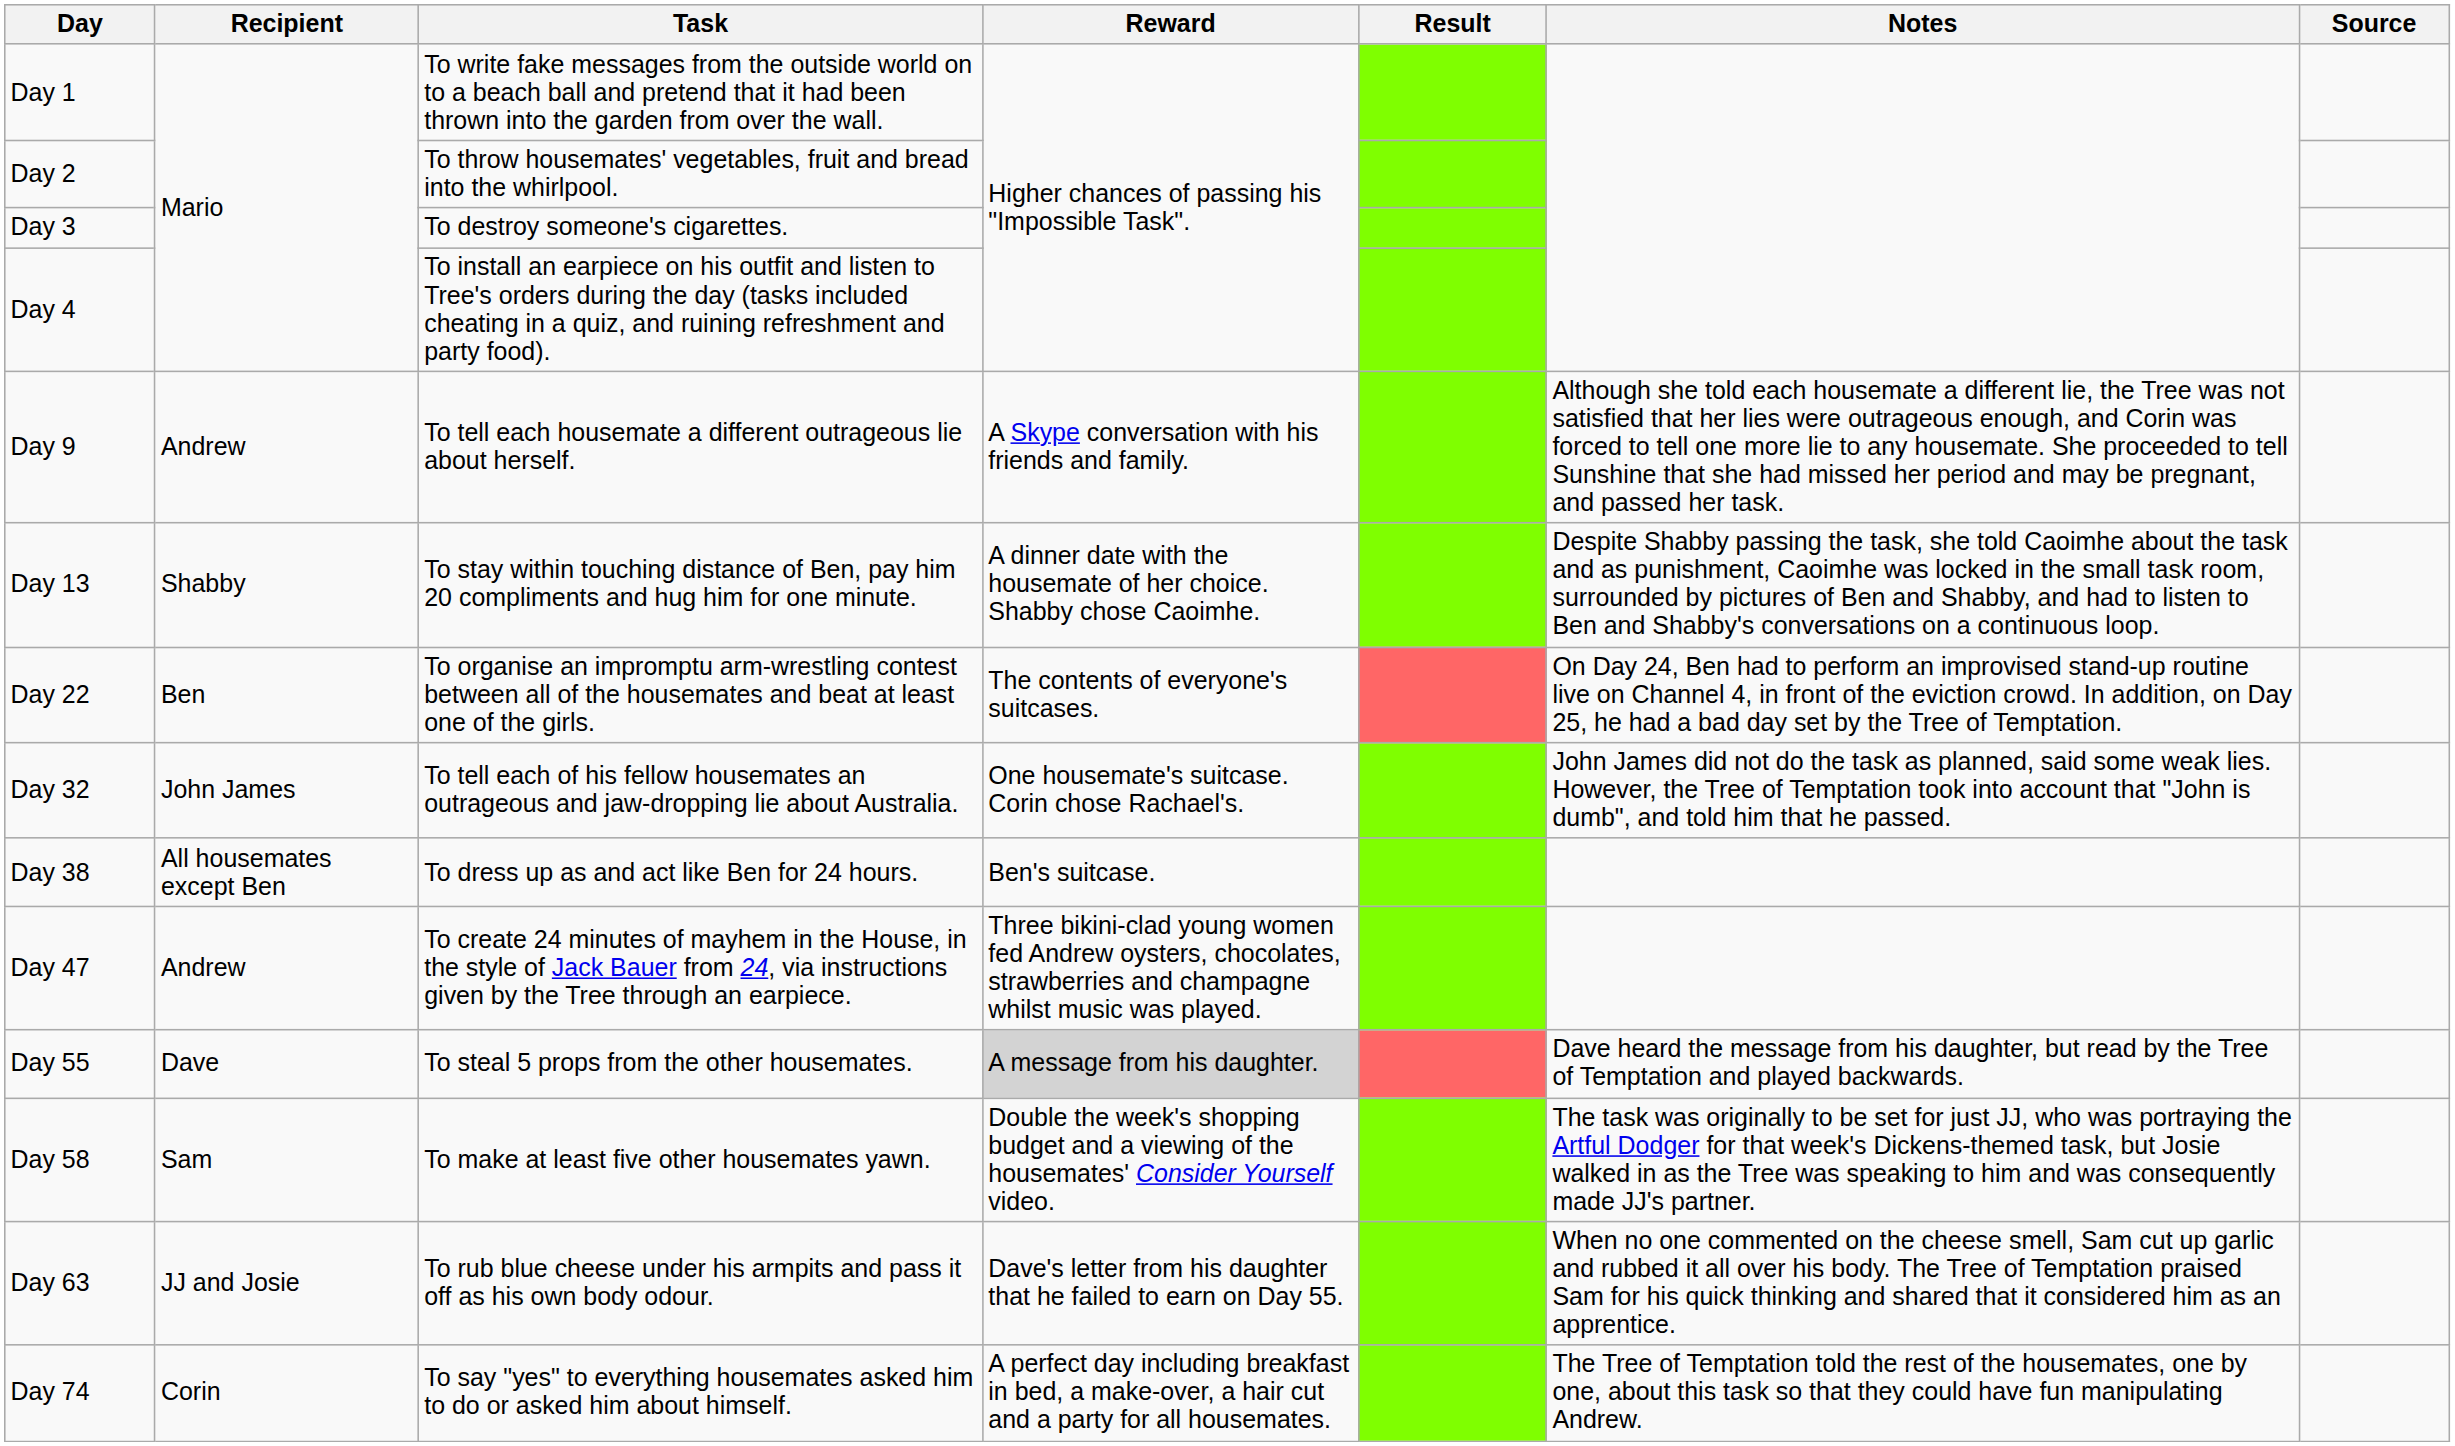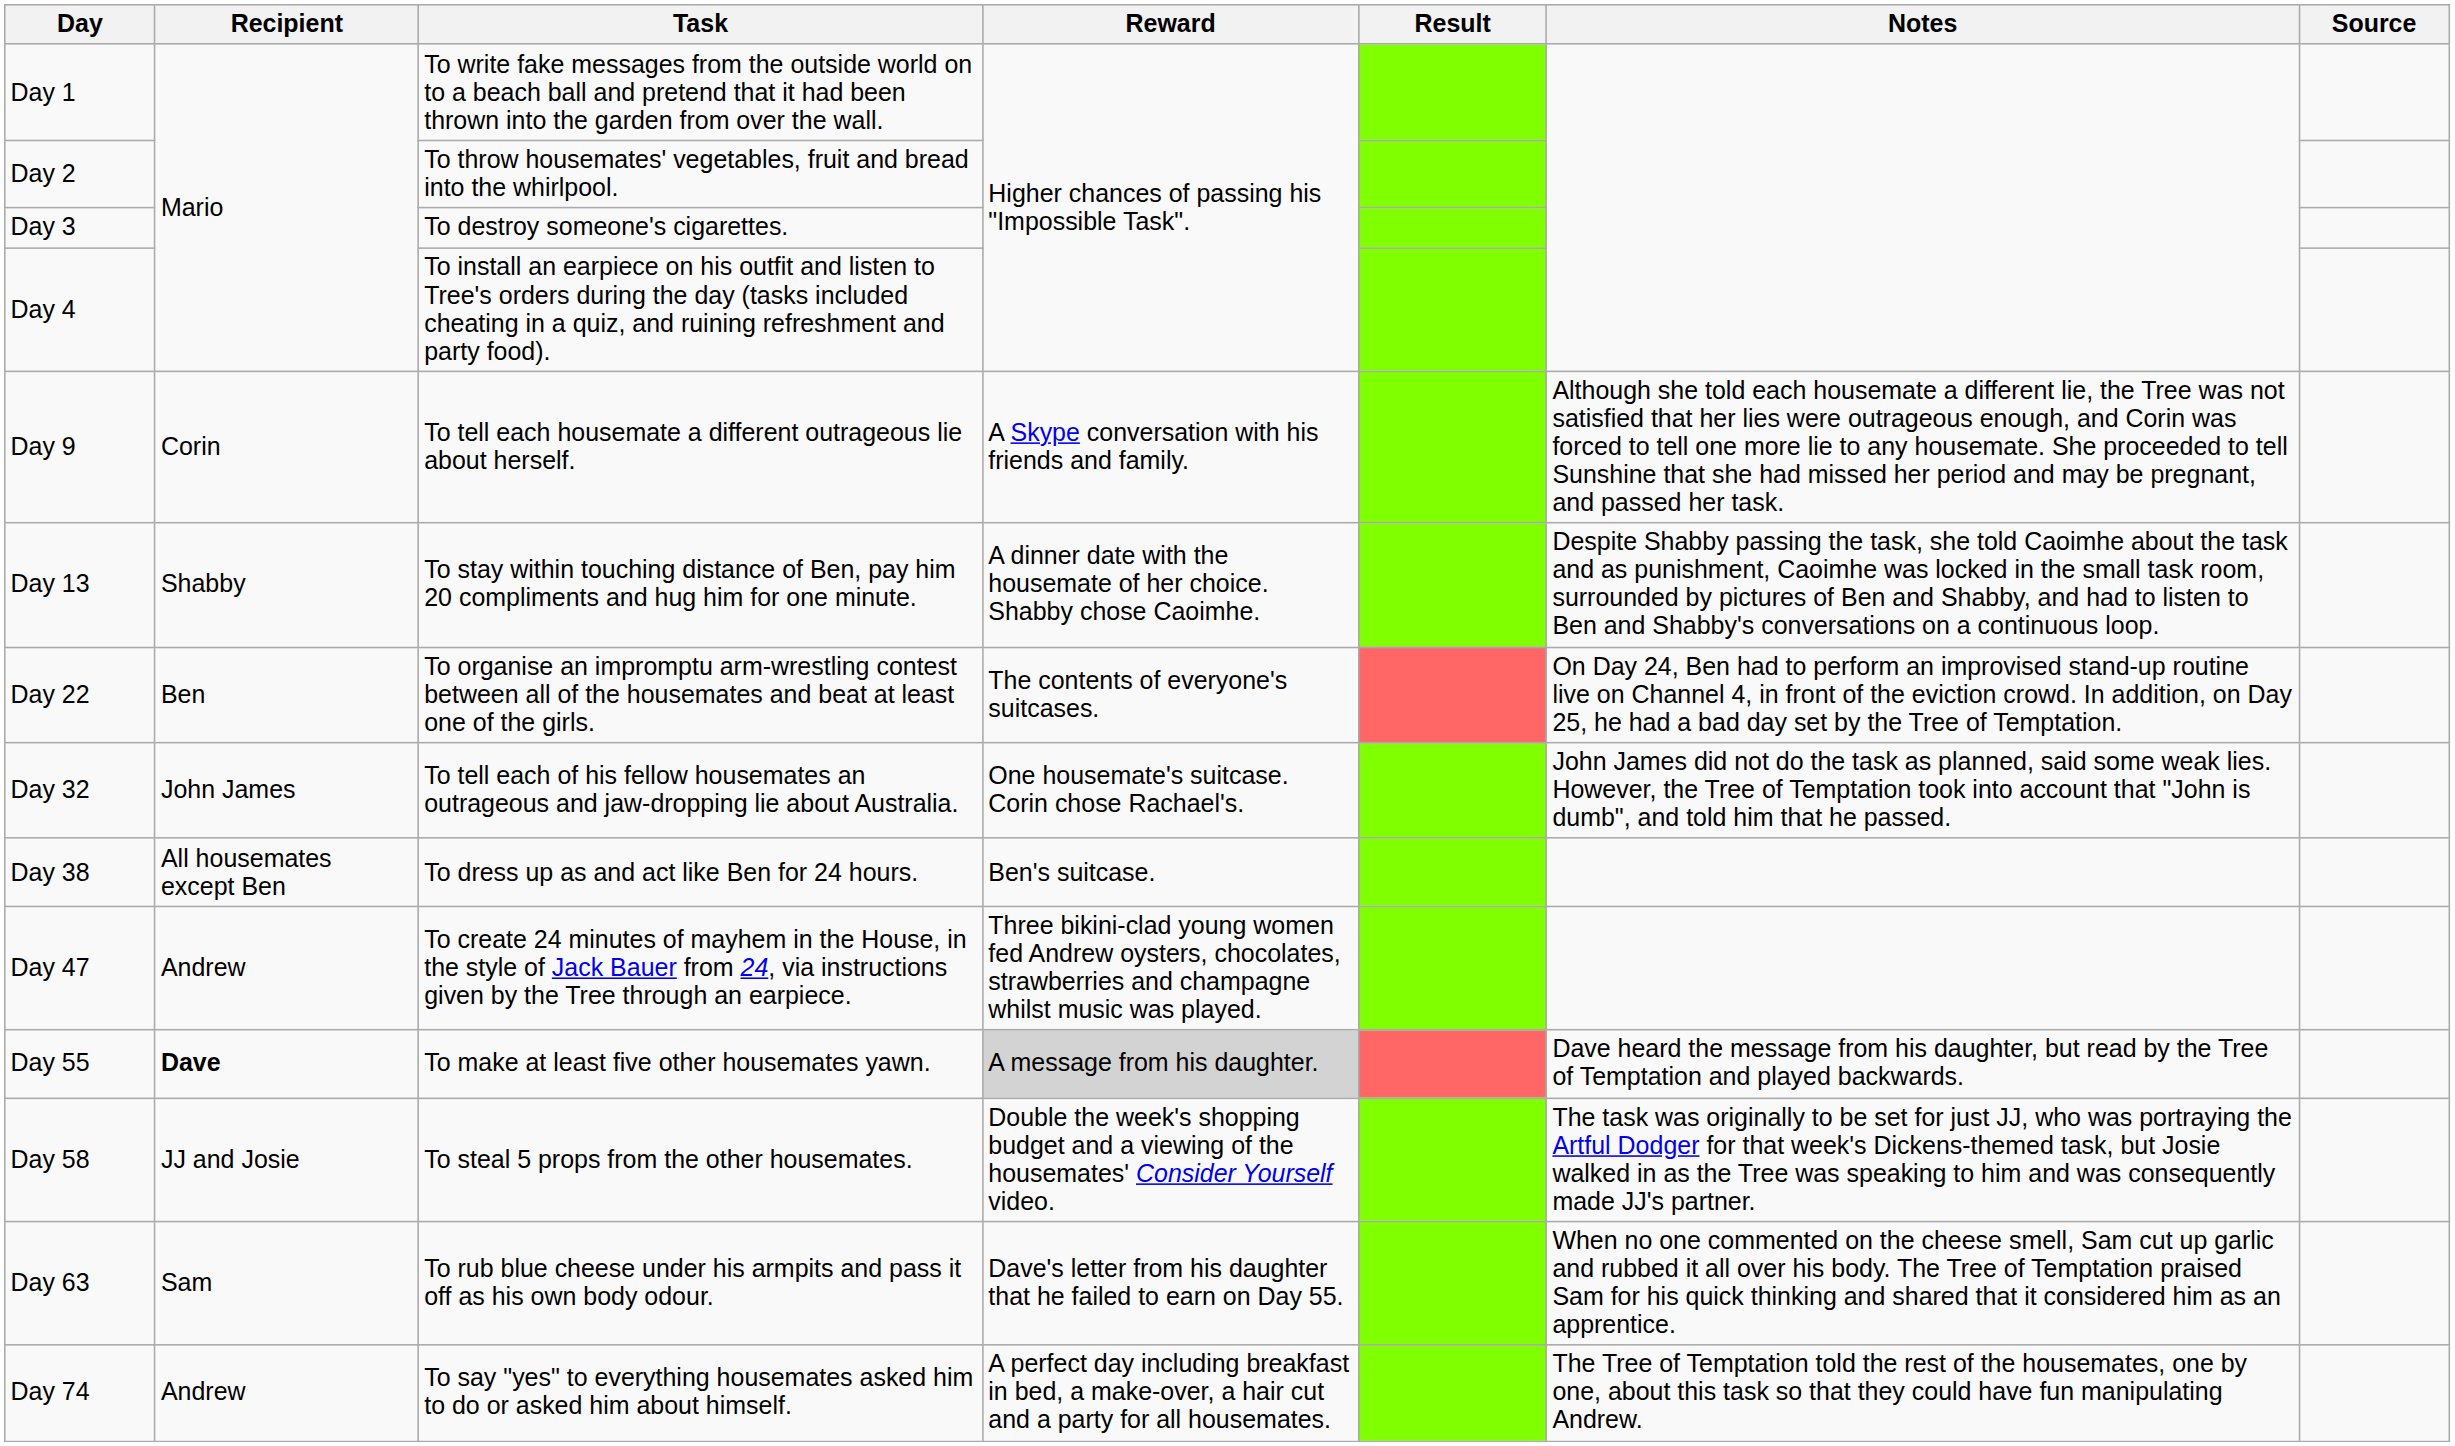(203, 446) Andrew -> (191, 446) Corin
(190, 1063) normal -> (191, 1063) bold
(668, 1063) To steal 5 props from the other housemates. -> (677, 1063) To make at least five other housemates yawn.
(187, 1159) Sam -> (230, 1159) JJ and Josie
(677, 1159) To make at least five other housemates yawn. -> (668, 1159) To steal 5 props from the other housemates.
(230, 1283) JJ and Josie -> (187, 1283) Sam
(191, 1392) Corin -> (203, 1392) Andrew
